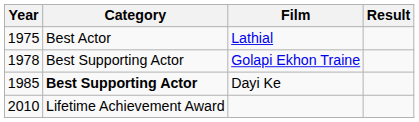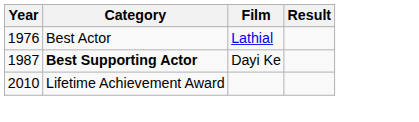(24, 38) 1975 -> (24, 38) 1976
- row: (296, 60)
(24, 83) 1985 -> (24, 60) 1987
